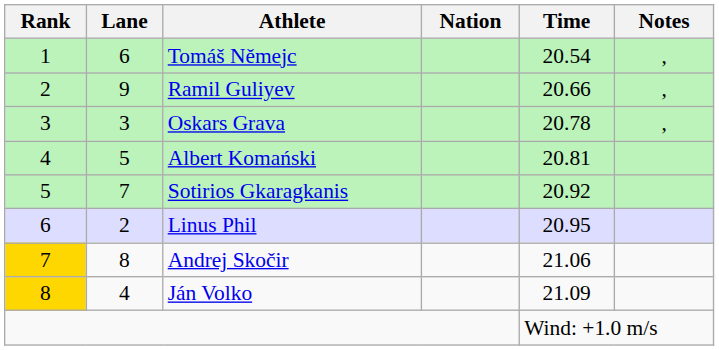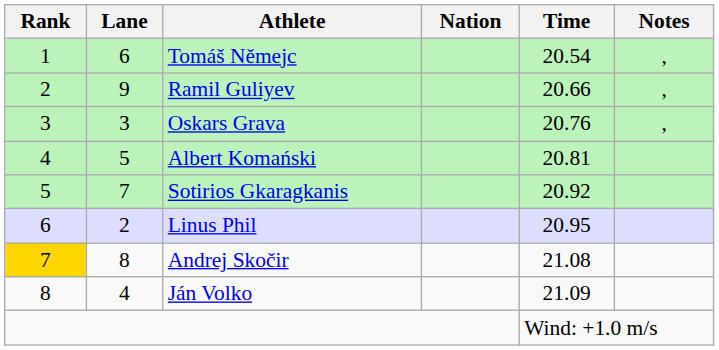(567, 123) 20.78 -> (567, 123) 20.76
(567, 259) 21.06 -> (567, 259) 21.08
(45, 293) gold background -> (45, 293) no background
